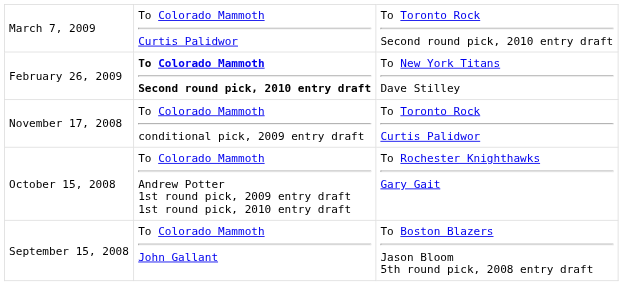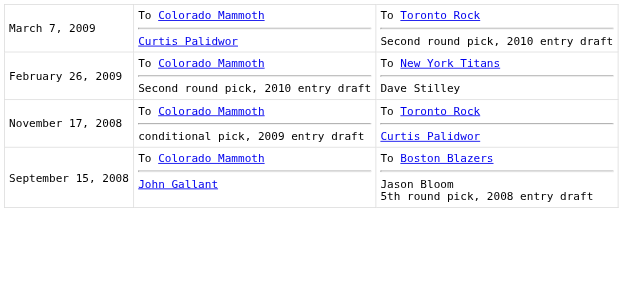(255, 76) bold -> (255, 76) normal
- row: (62, 184)
